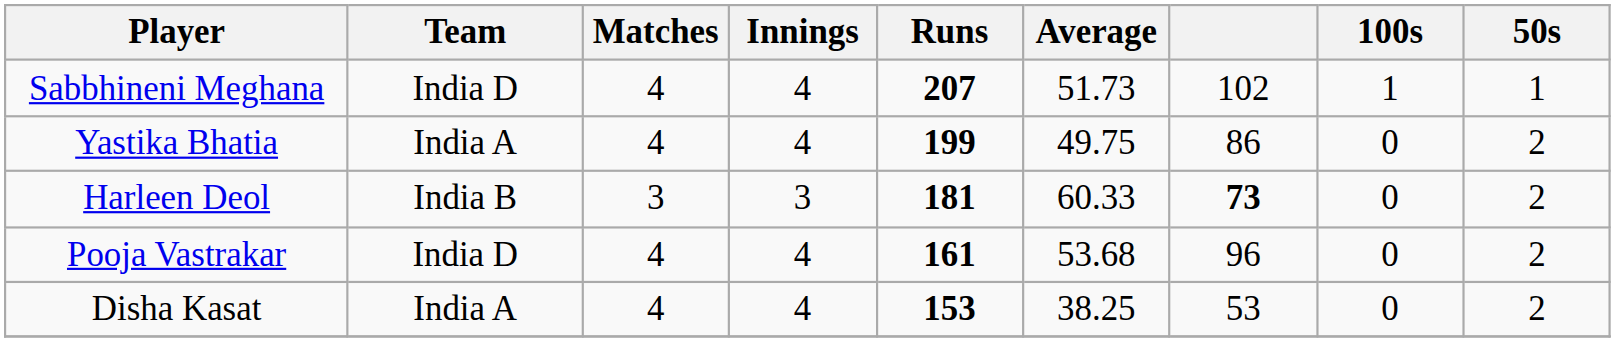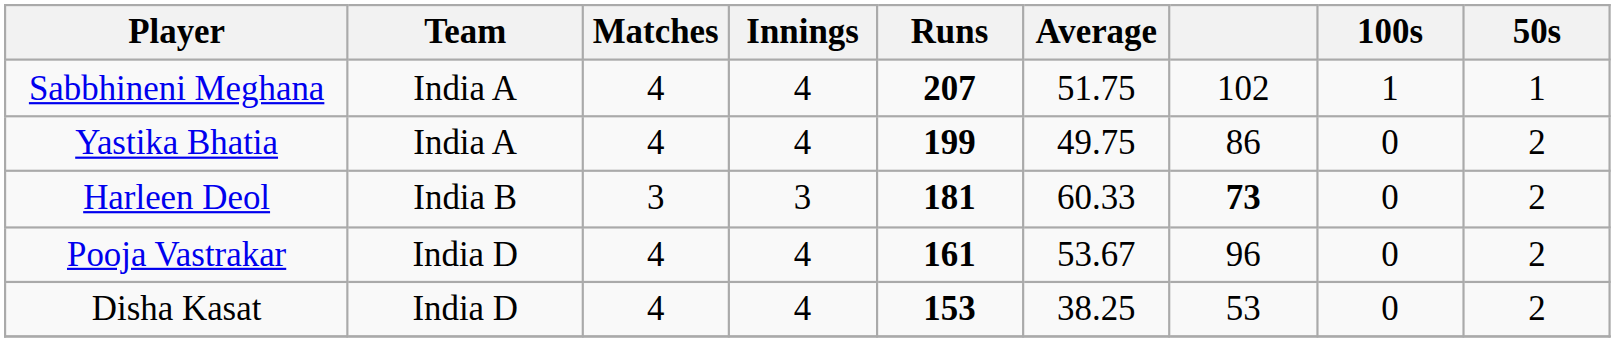(465, 87) India D -> (465, 87) India A
(1096, 87) 51.73 -> (1096, 87) 51.75
(1096, 253) 53.68 -> (1096, 253) 53.67
(465, 308) India A -> (465, 308) India D
